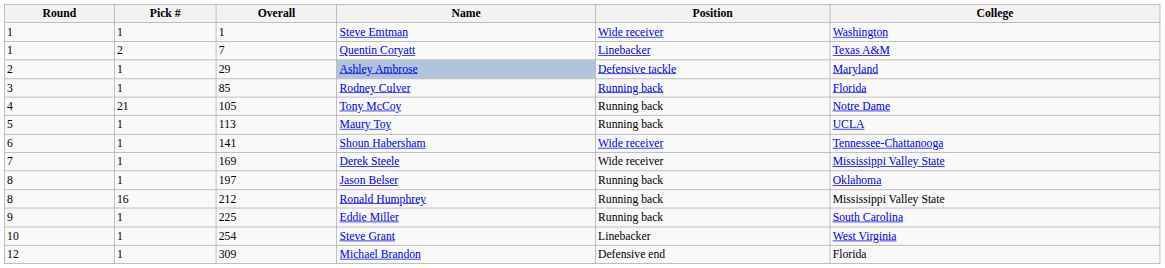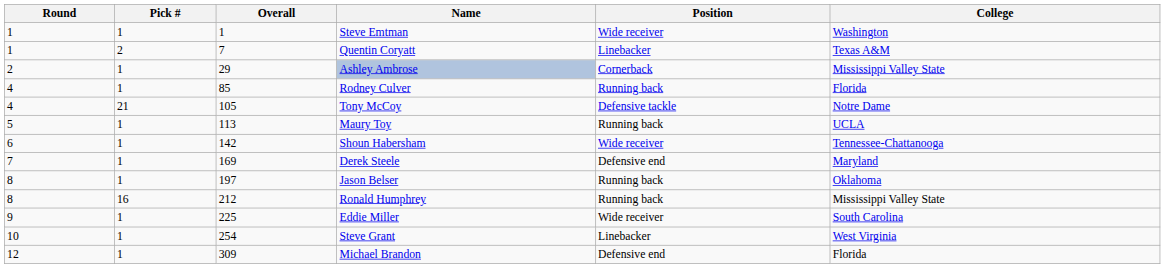(637, 69) Defensive tackle -> (625, 69) Cornerback
(855, 69) Maryland -> (889, 69) Mississippi Valley State
(10, 87) 3 -> (10, 87) 4
(631, 106) Running back -> (637, 106) Defensive tackle
(227, 143) 141 -> (227, 143) 142
(631, 161) Wide receiver -> (632, 161) Defensive end
(889, 161) Mississippi Valley State -> (855, 161) Maryland
(631, 217) Running back -> (631, 217) Wide receiver
